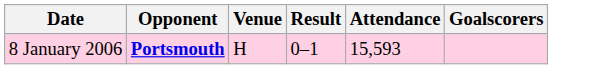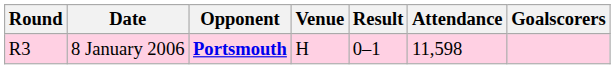+ column: (36, 19)
(375, 48) 15,593 -> (437, 48) 11,598
